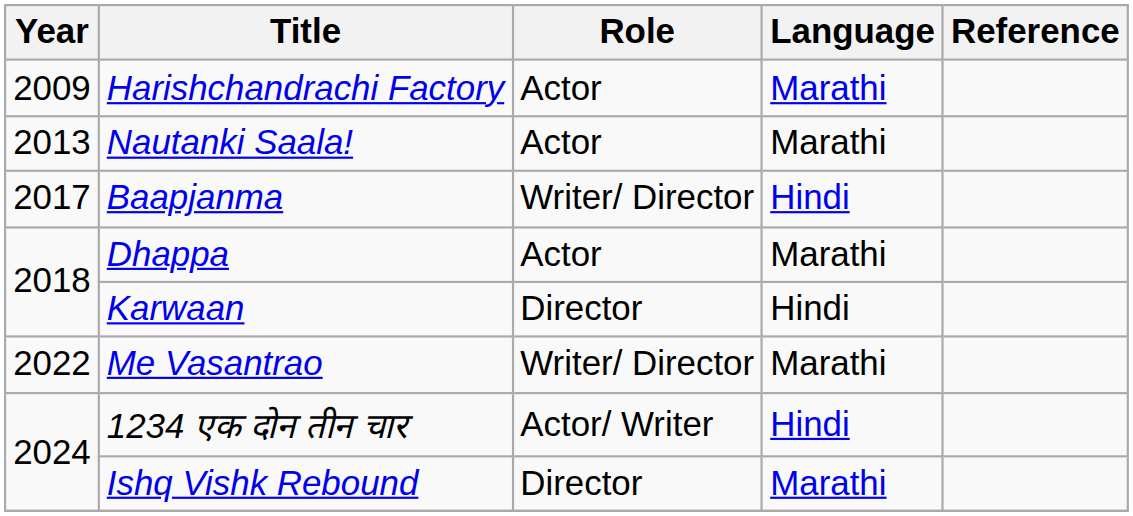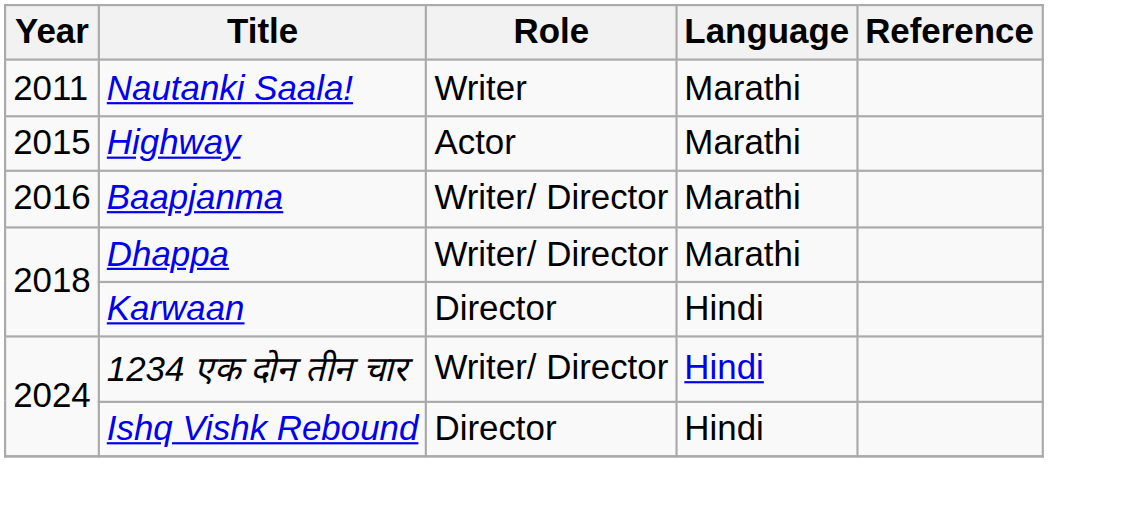- row: (306, 87)
(52, 142) 2013 -> (51, 87) 2011
(561, 142) Actor -> (481, 87) Writer
+ row: (174, 142)
(52, 198) 2017 -> (52, 198) 2016
(810, 198) Hindi -> (743, 198) Marathi
(561, 253) Actor -> (551, 253) Writer/ Director
- row: (215, 364)
(617, 423) Actor/ Writer -> (551, 368) Writer/ Director
(828, 483) Marathi -> (724, 428) Hindi
